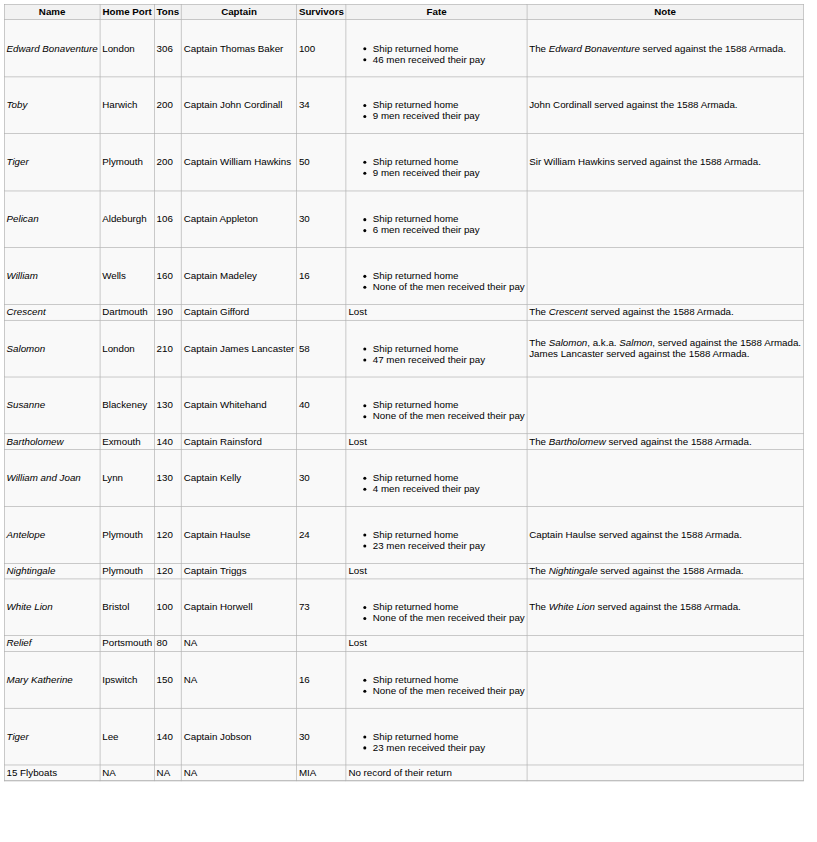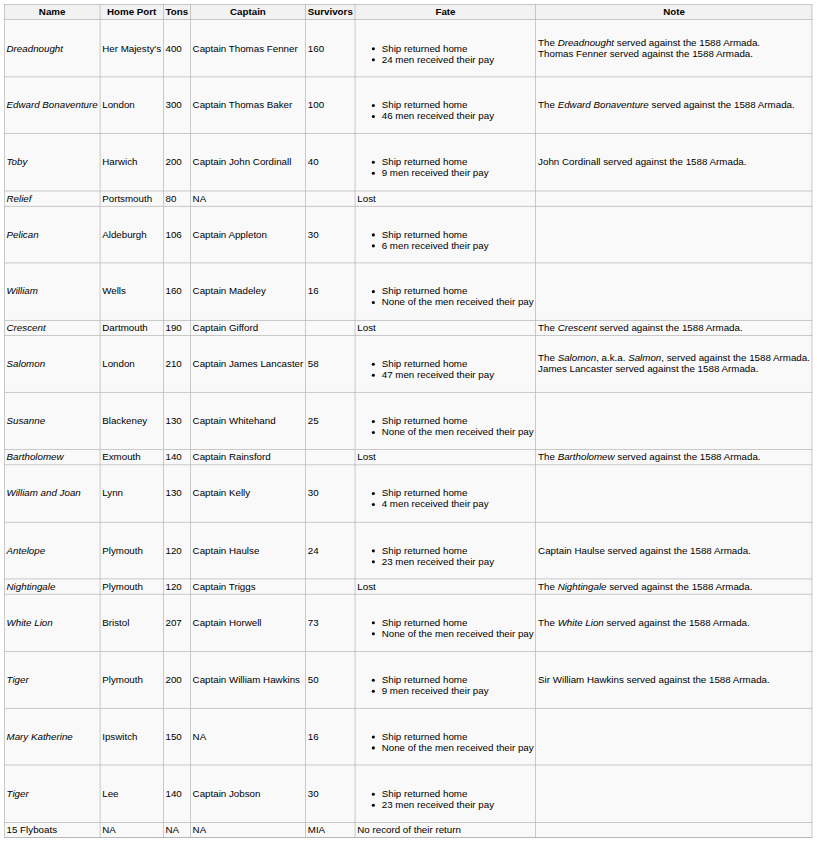+ row: (35, 48)
(165, 48) 306 -> (174, 105) 300
(304, 105) 34 -> (313, 162) 40
rows swapped: (18, 162) <-> (19, 643)
(304, 405) 40 -> (313, 421) 25
(165, 607) 100 -> (174, 623) 207
